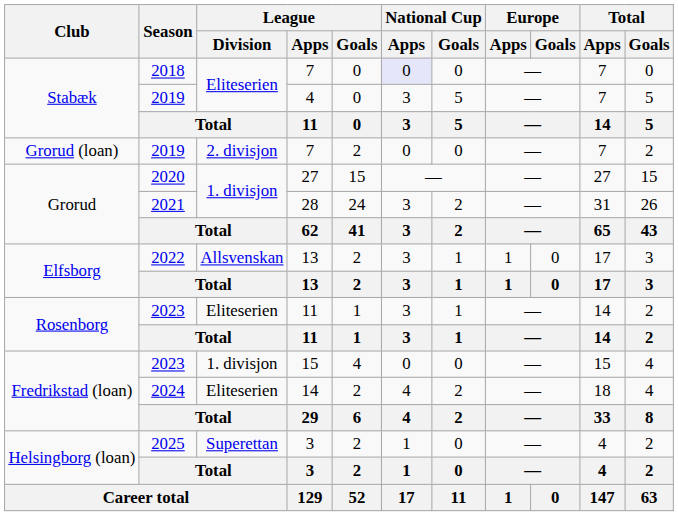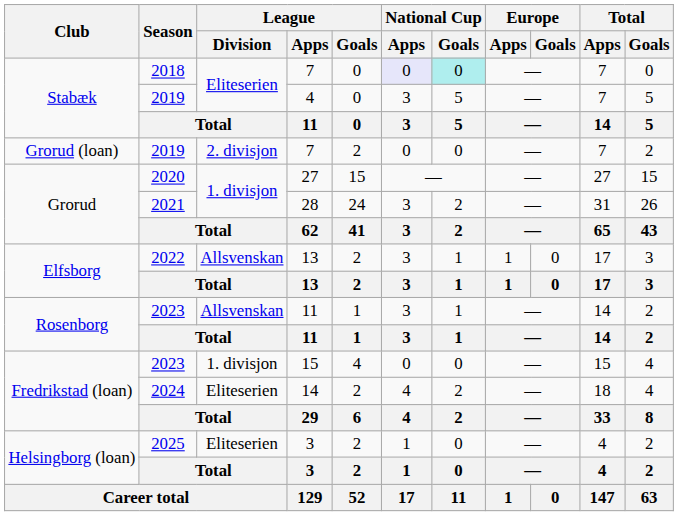(459, 71) no background -> (459, 71) paleturquoise background
(242, 310) Eliteserien -> (242, 310) Allsvenskan
(242, 444) Superettan -> (242, 444) Eliteserien
